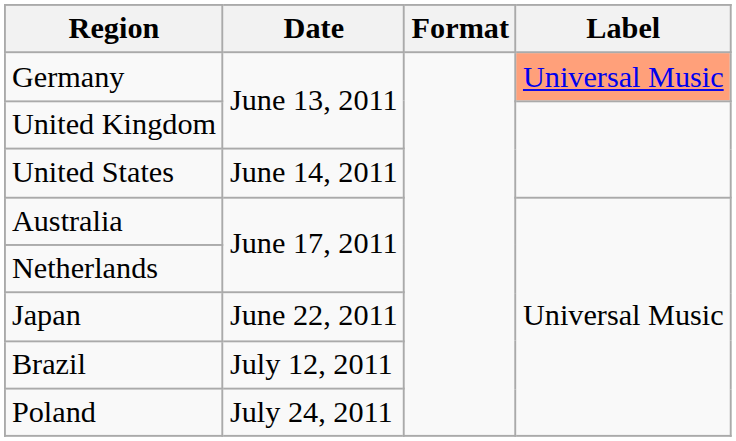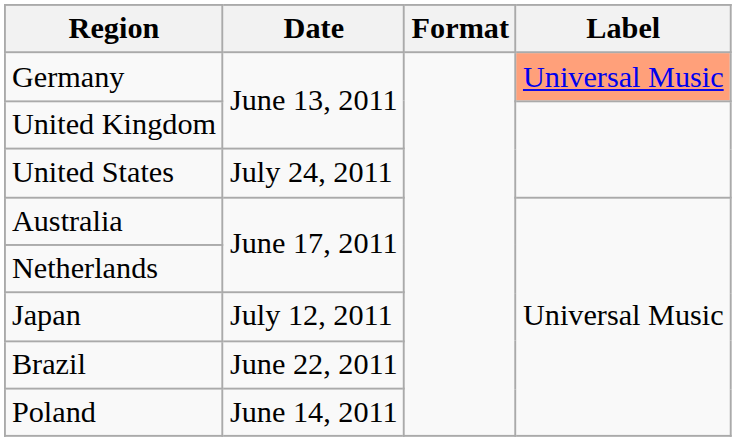(314, 172) June 14, 2011 -> (311, 172) July 24, 2011
(314, 316) June 22, 2011 -> (311, 316) July 12, 2011
(311, 364) July 12, 2011 -> (314, 364) June 22, 2011
(311, 412) July 24, 2011 -> (314, 412) June 14, 2011
